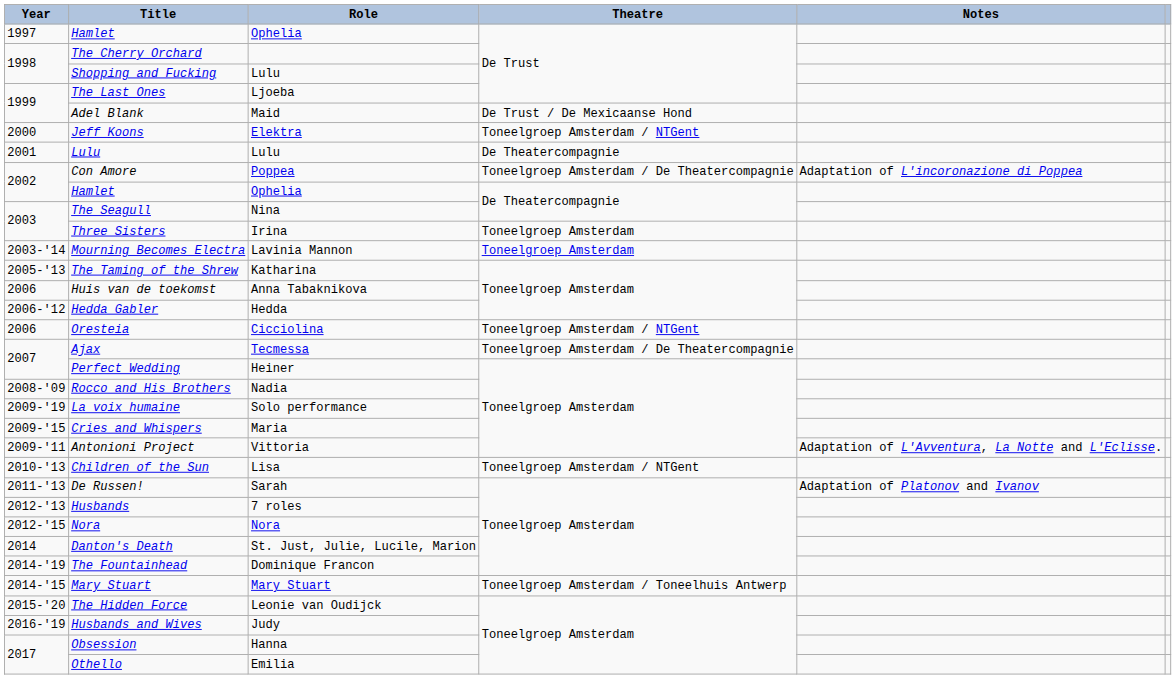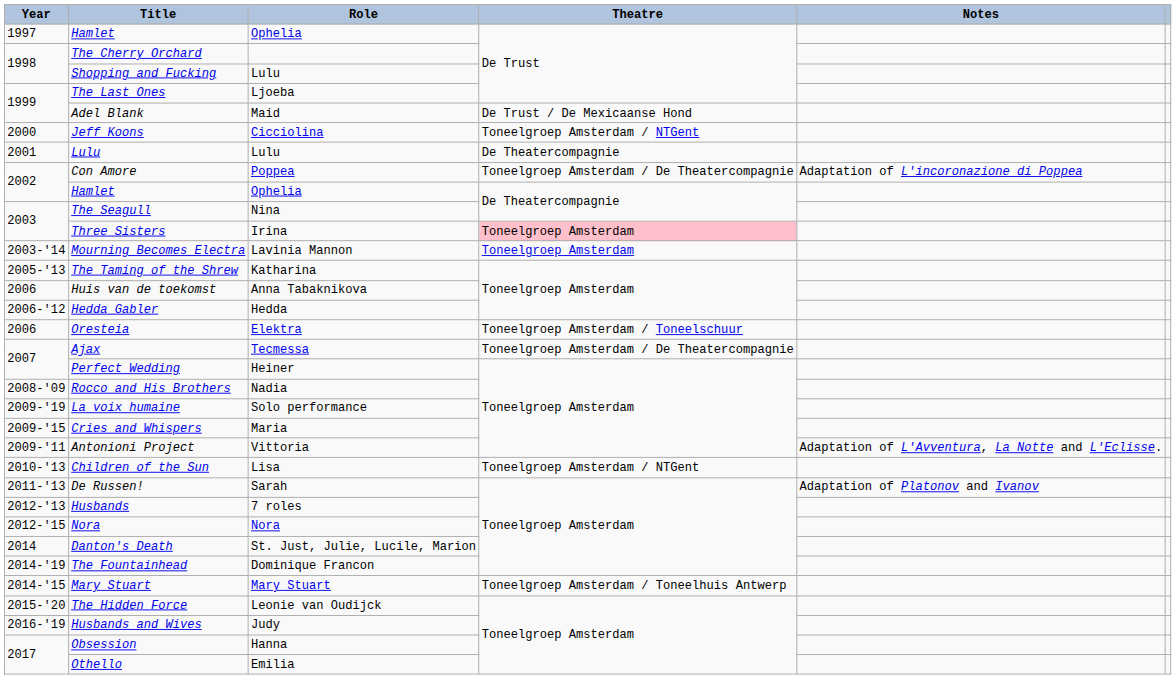(276, 133) Elektra -> (287, 133) Cicciolina
(558, 231) no background -> (558, 231) pink background
(287, 330) Cicciolina -> (276, 330) Elektra
(591, 330) Toneelgroep Amsterdam / NTGent -> (612, 330) Toneelgroep Amsterdam / Toneelschuur
